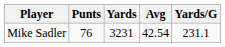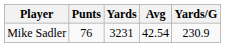(196, 33) 231.1 -> (196, 33) 230.9
